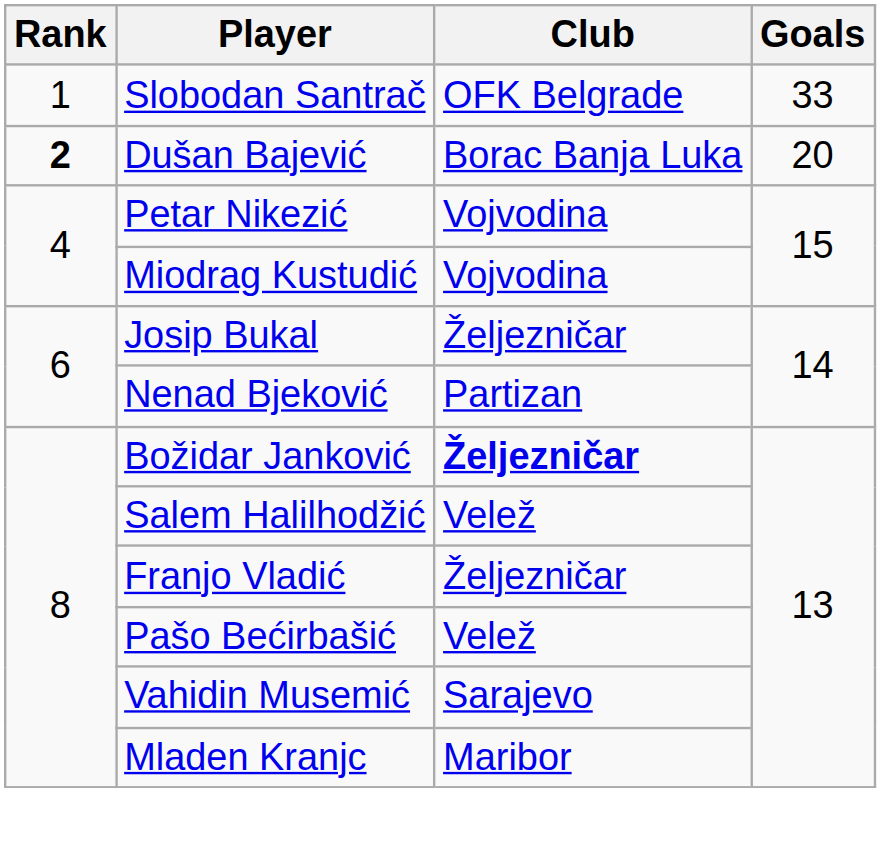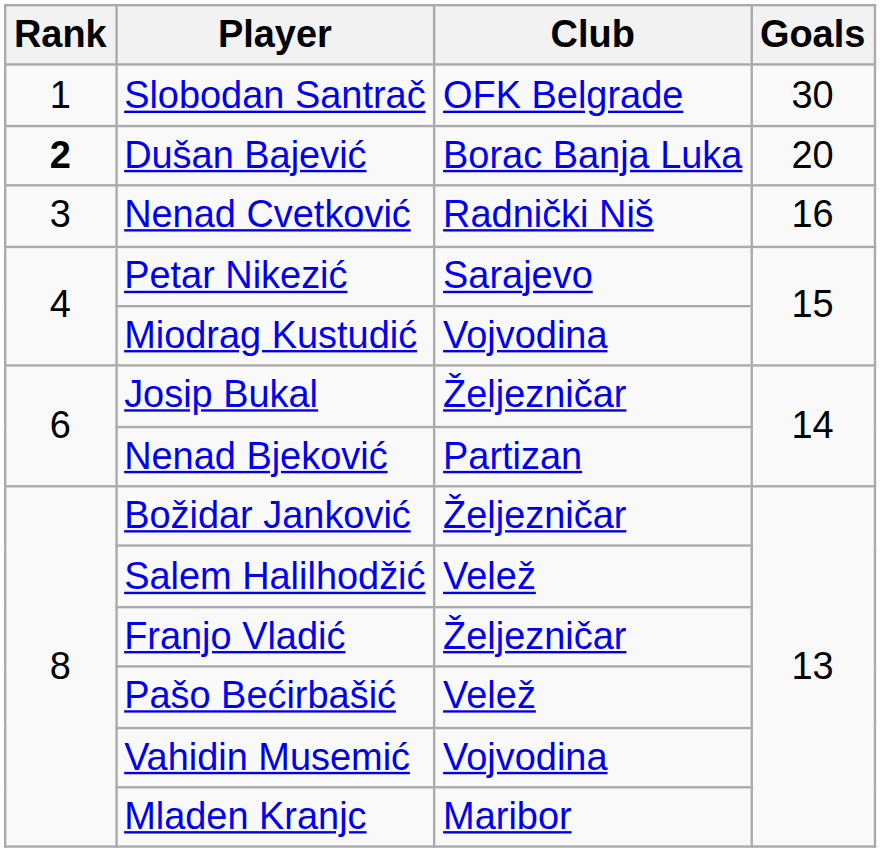(813, 94) 33 -> (813, 94) 30
+ row: (267, 214)
(525, 214) Vojvodina -> (518, 275) Sarajevo
(541, 455) bold -> (535, 515) normal
(518, 696) Sarajevo -> (525, 756) Vojvodina
